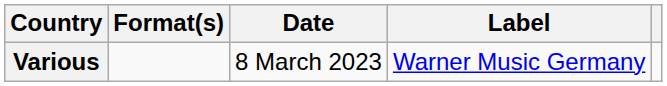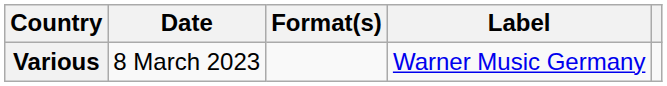columns swapped: (308, 23) <-> (169, 23)
